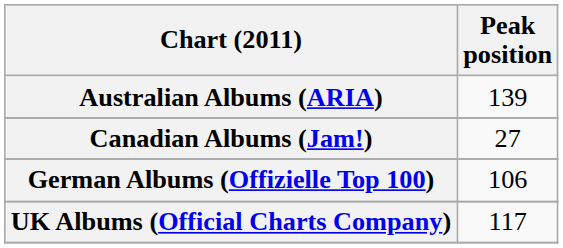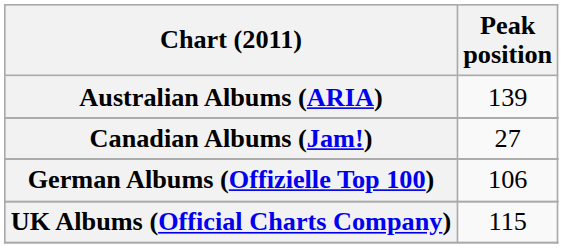(508, 221) 117 -> (508, 221) 115
